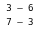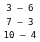+ row: (20, 35)
